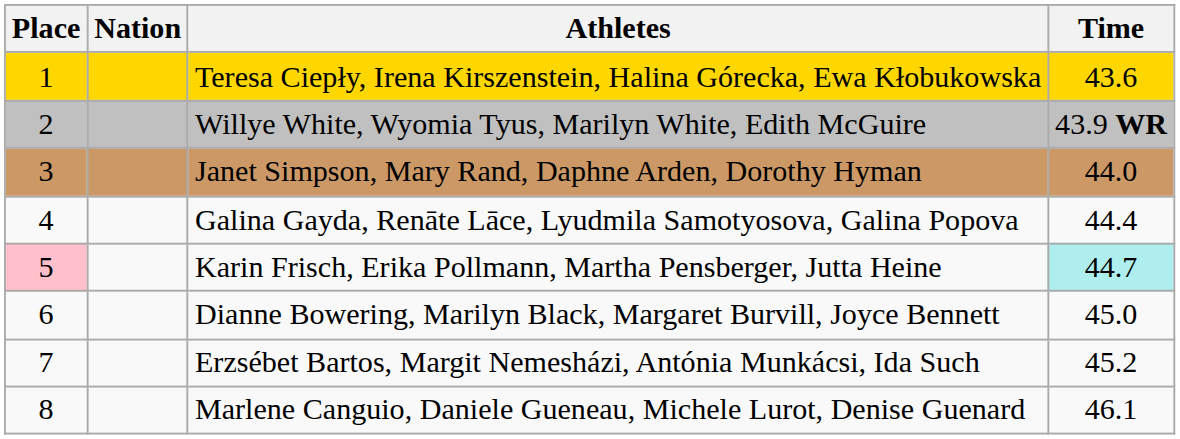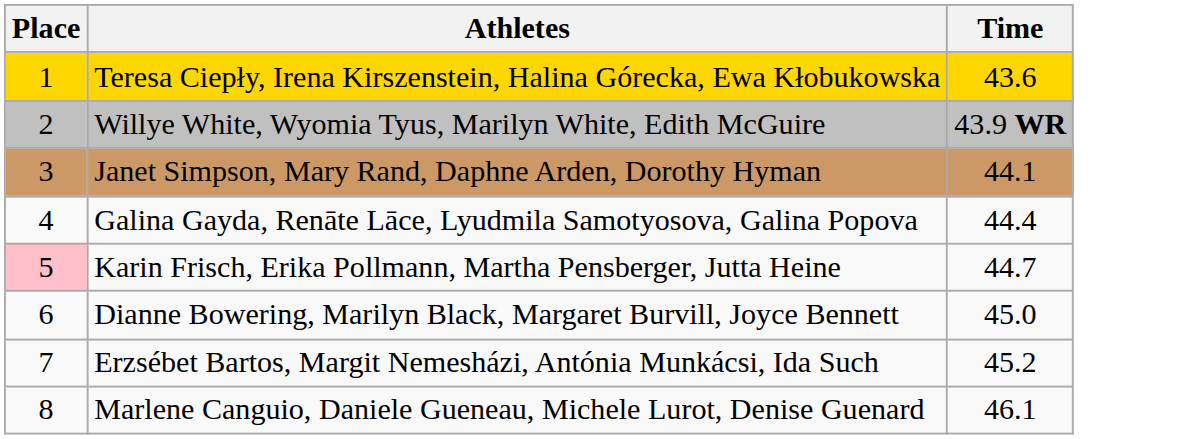- column: (138, 28)
(1111, 171) 44.0 -> (1010, 171) 44.1
(1111, 266) paleturquoise background -> (1010, 266) no background
